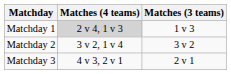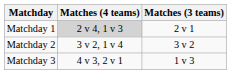(184, 28) 1 v 3 -> (184, 28) 2 v 1
(184, 61) 2 v 1 -> (184, 61) 1 v 3
